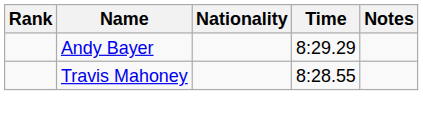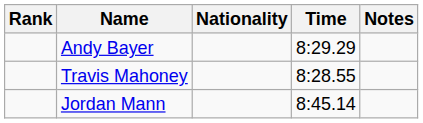+ row: (113, 104)
